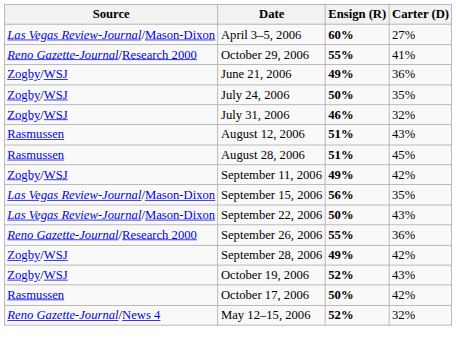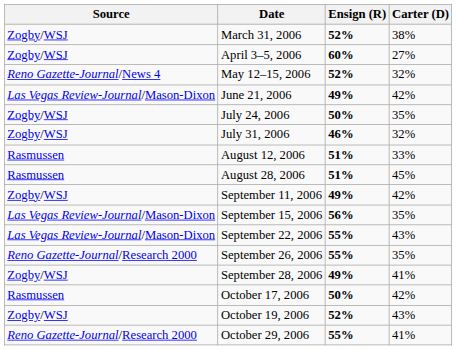+ row: (261, 34)
(111, 34) Las Vegas Review-Journal/Mason-Dixon -> (38, 54) Zogby/WSJ
rows swapped: (266, 315) <-> (265, 54)
(38, 74) Zogby/WSJ -> (111, 94) Las Vegas Review-Journal/Mason-Dixon
(404, 74) 36% -> (404, 94) 42%
(404, 134) 43% -> (404, 154) 33%
(341, 214) 50% -> (341, 235) 55%
(404, 235) 36% -> (404, 255) 35%
(404, 255) 42% -> (404, 275) 41%
rows swapped: (265, 295) <-> (265, 275)
